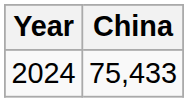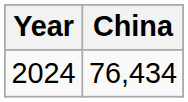(133, 73) 75,433 -> (133, 73) 76,434
